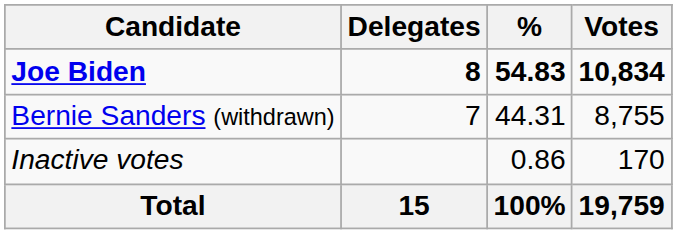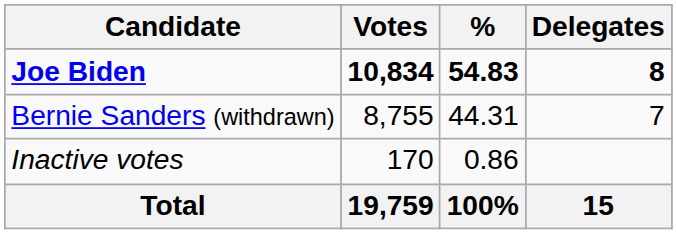columns swapped: (622, 26) <-> (414, 26)
